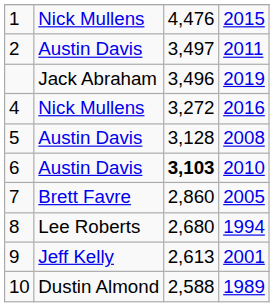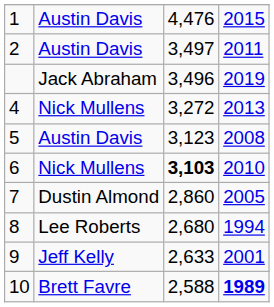(91, 19) Nick Mullens -> (90, 19) Austin Davis
(244, 108) 2016 -> (244, 108) 2013
(191, 138) 3,128 -> (191, 138) 3,123
(90, 167) Austin Davis -> (91, 167) Nick Mullens
(85, 197) Brett Favre -> (99, 197) Dustin Almond
(191, 256) 2,613 -> (191, 256) 2,633
(99, 286) Dustin Almond -> (85, 286) Brett Favre
(244, 286) normal -> (244, 286) bold
